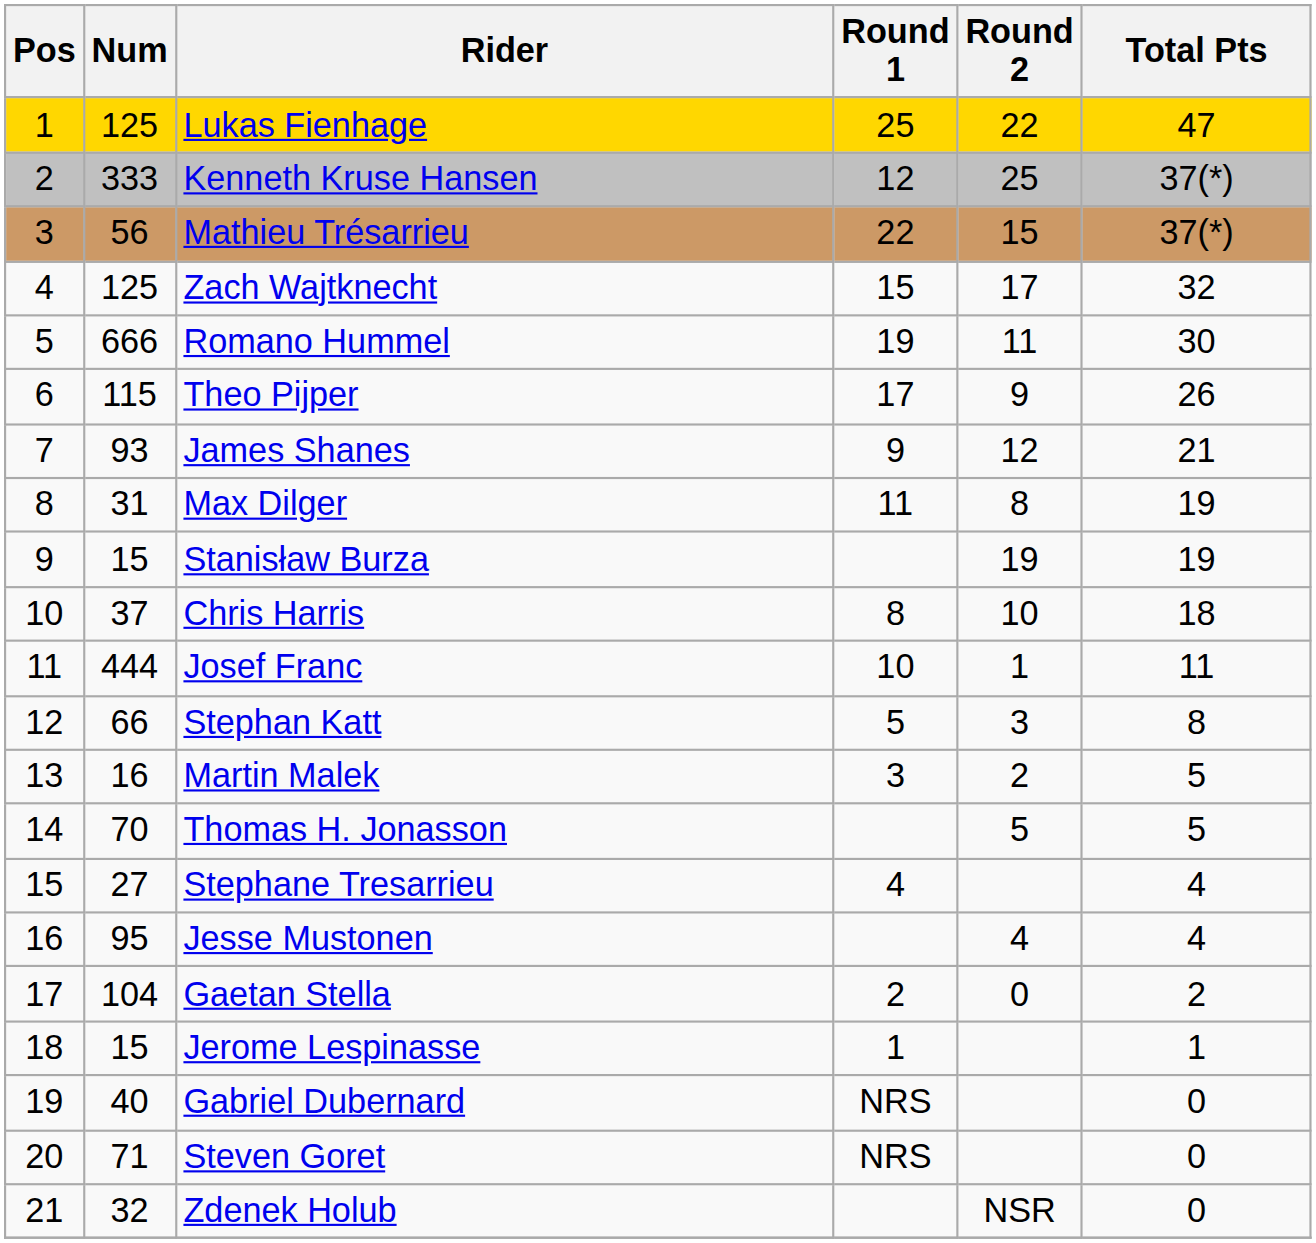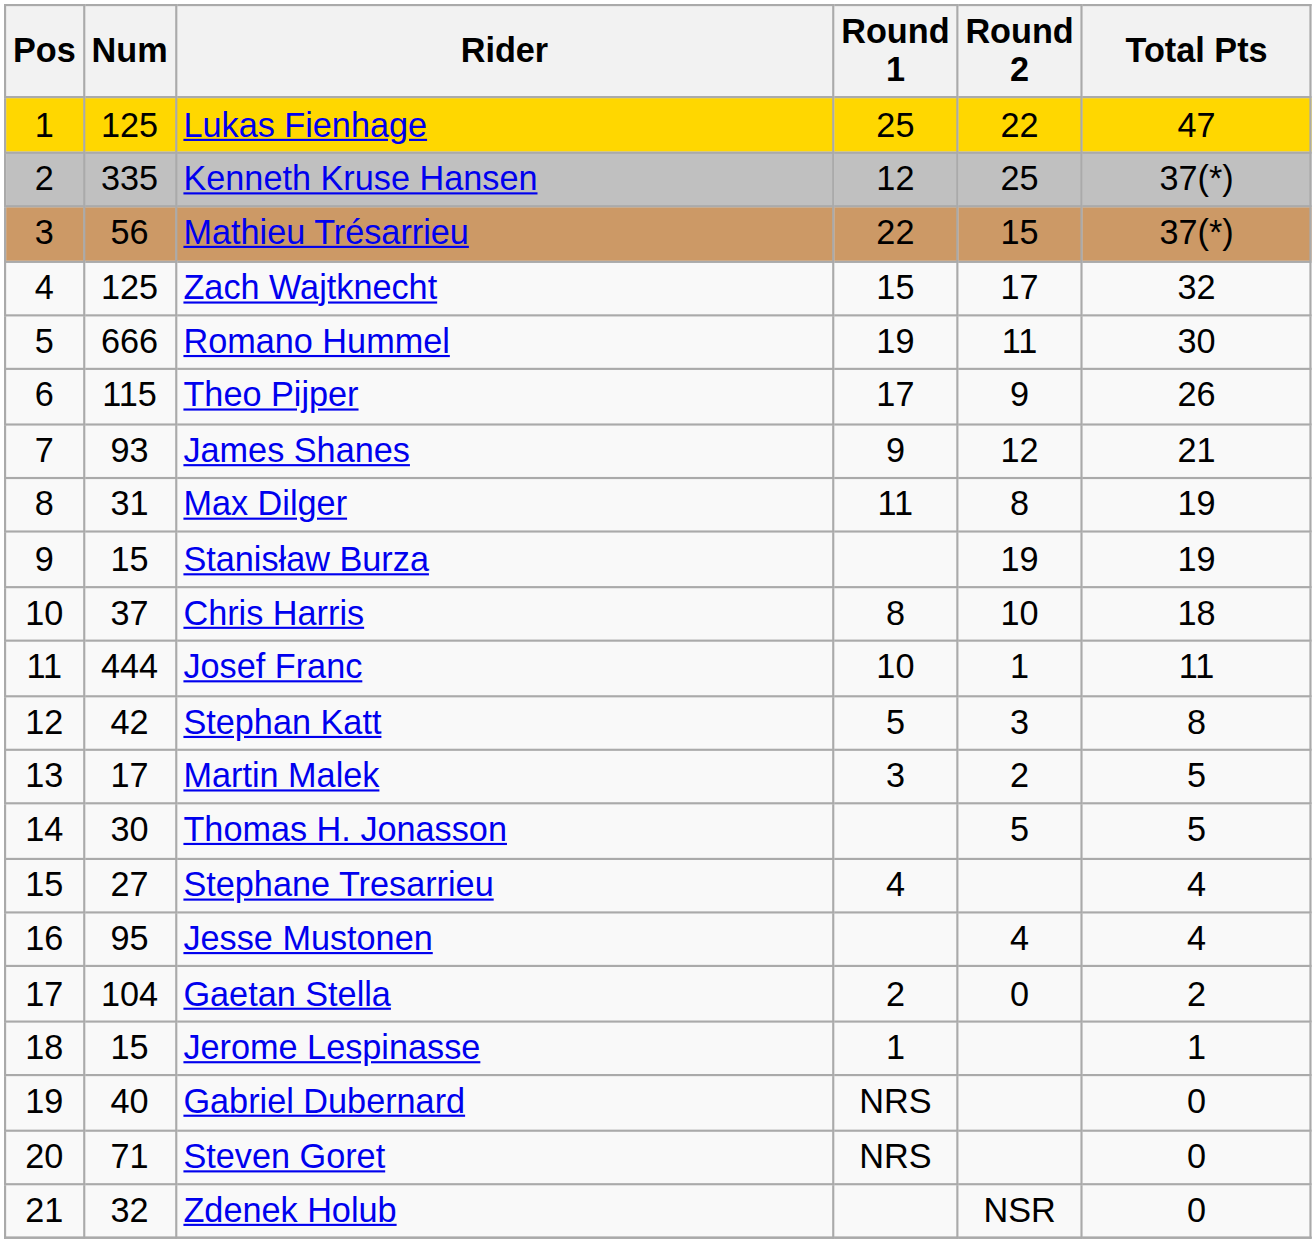(130, 178) 333 -> (130, 178) 335
(130, 721) 66 -> (130, 721) 42
(130, 776) 16 -> (130, 776) 17
(130, 830) 70 -> (130, 830) 30
